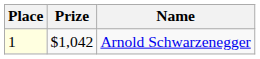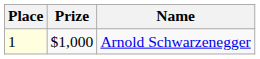(72, 41) $1,042 -> (72, 41) $1,000
